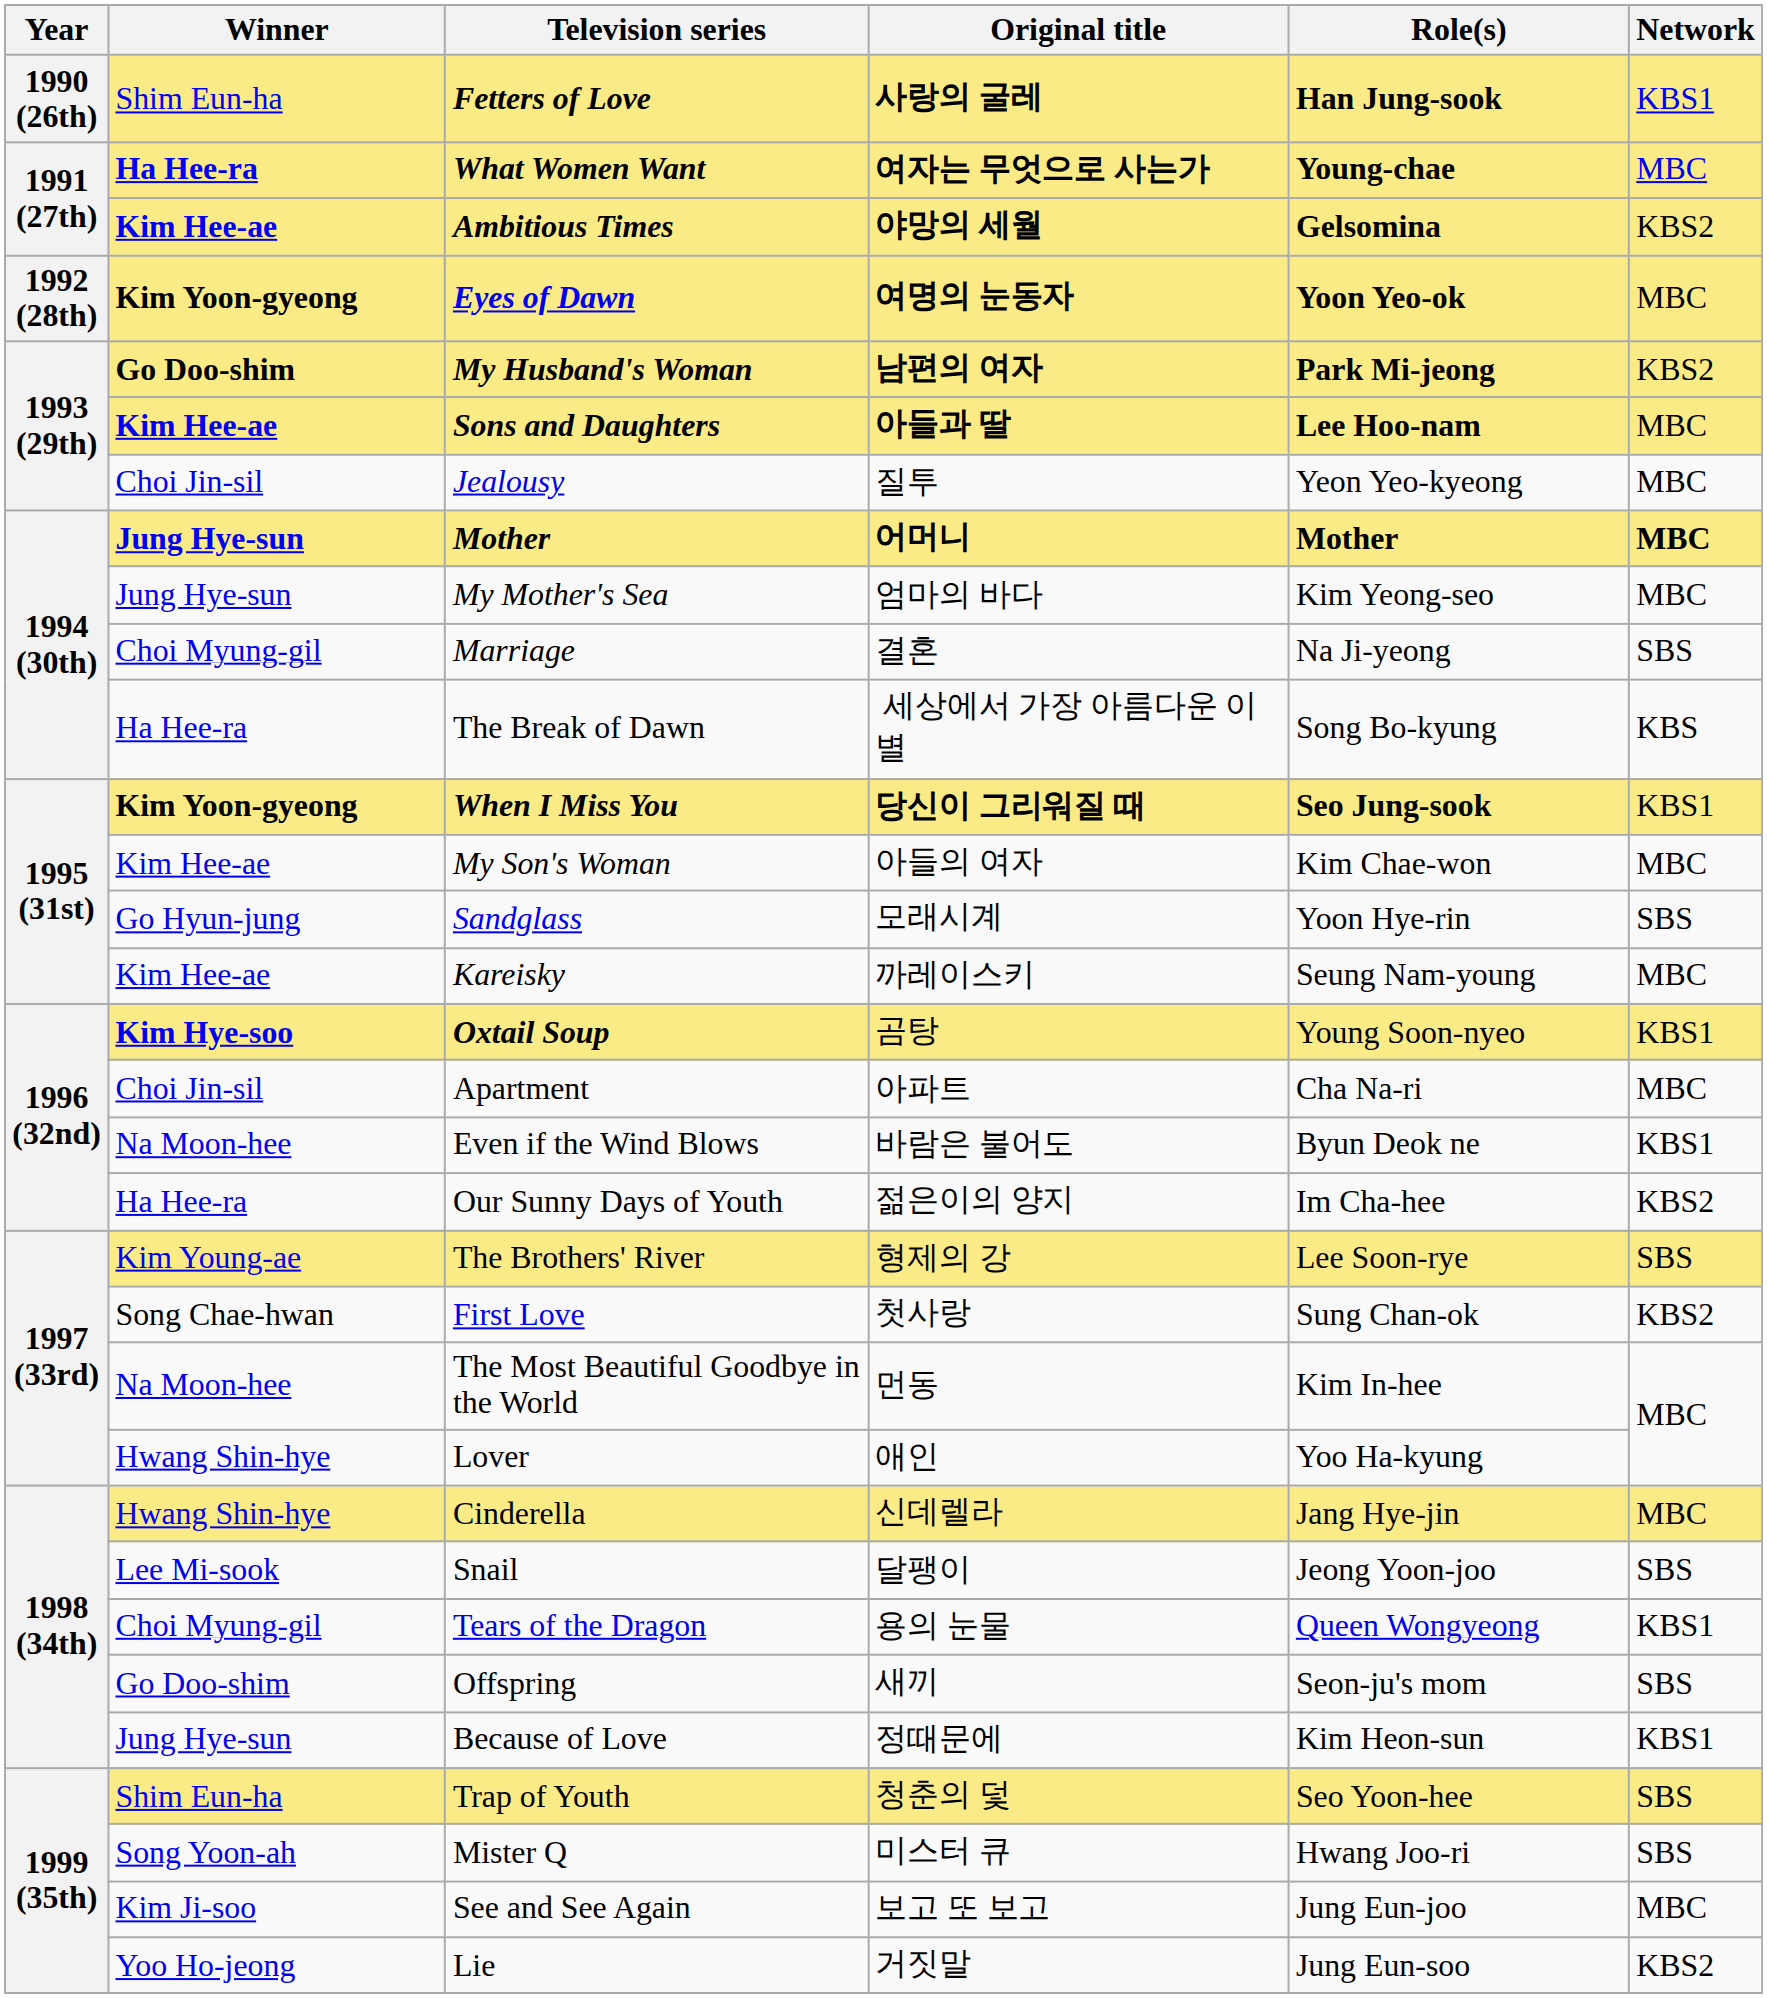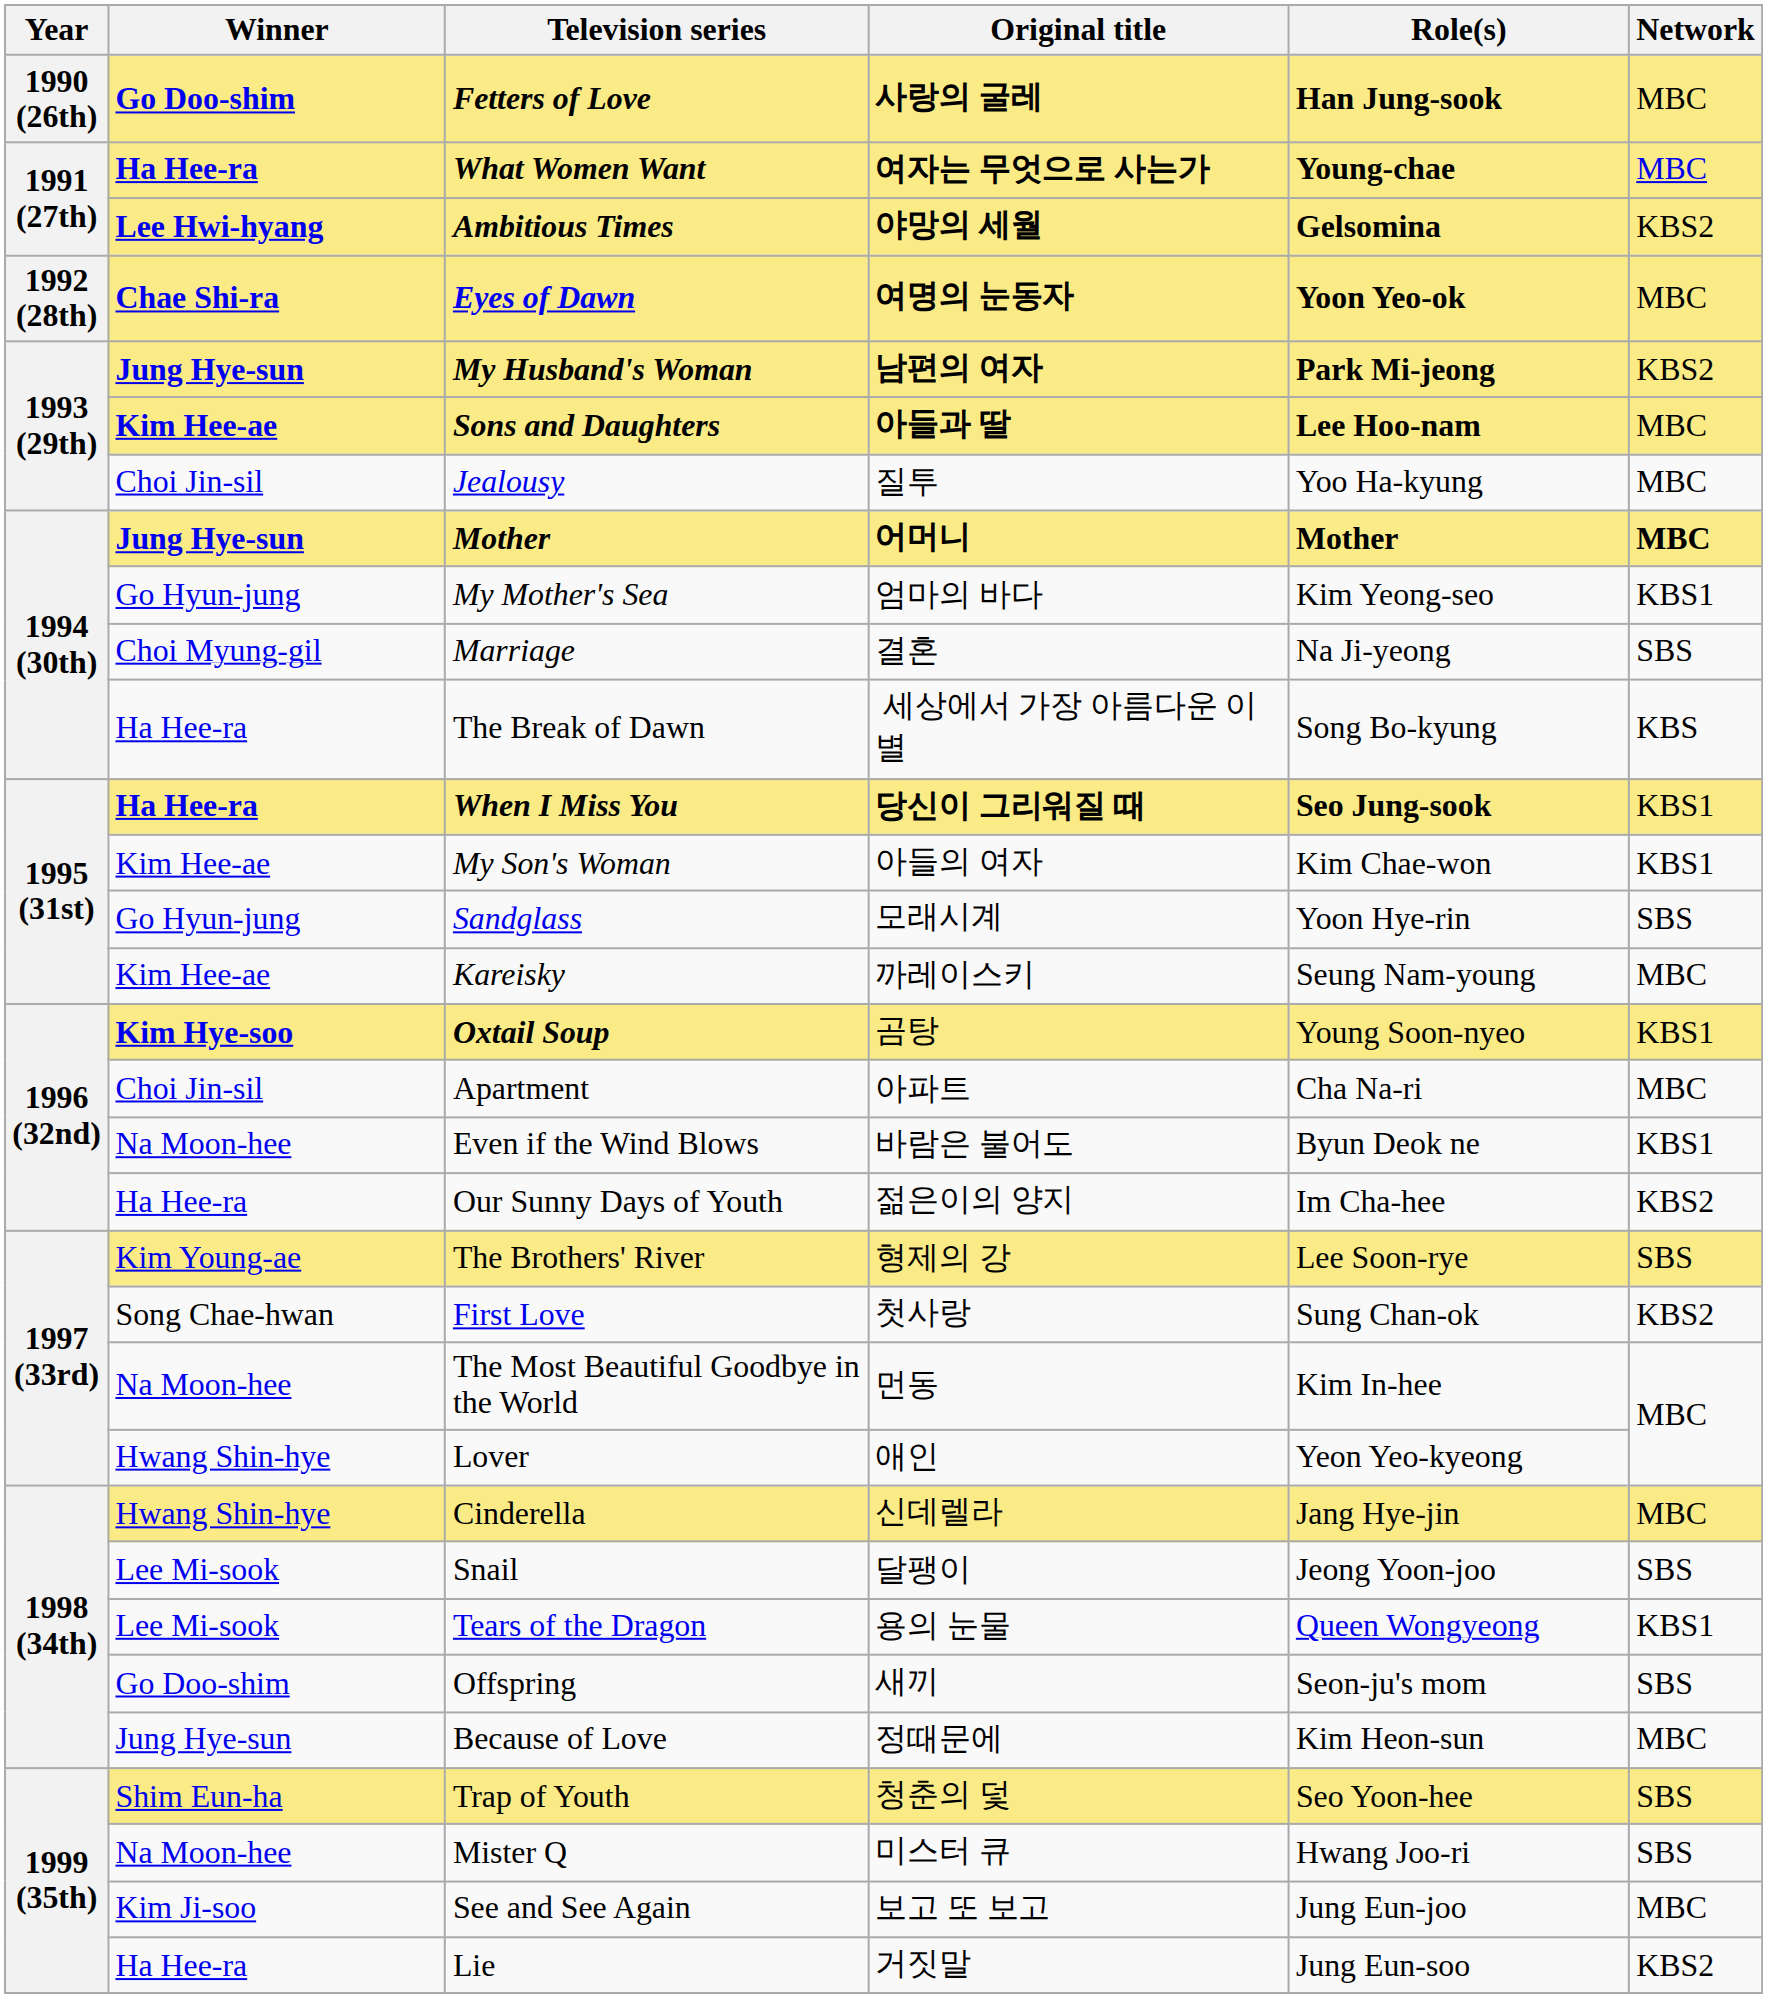(199, 98) Shim Eun-ha -> (205, 98) Go Doo-shim
(1675, 98) KBS1 -> (1672, 98) MBC
(196, 226) Kim Hee-ae -> (219, 226) Lee Hwi-hyang
(237, 297) Kim Yoon-gyeong -> (197, 297) Chae Shi-ra
(205, 368) Go Doo-shim -> (210, 368) Jung Hye-sun
(1409, 481) Yeon Yeo-kyeong -> (1389, 481) Yoo Ha-kyung
(203, 594) Jung Hye-sun -> (208, 594) Go Hyun-jung
(1672, 594) MBC -> (1675, 594) KBS1
(237, 805) Kim Yoon-gyeong -> (187, 805) Ha Hee-ra
(1672, 862) MBC -> (1675, 862) KBS1
(1389, 1456) Yoo Ha-kyung -> (1409, 1456) Yeon Yeo-kyeong
(219, 1626) Choi Myung-gil -> (197, 1626) Lee Mi-sook
(1675, 1739) KBS1 -> (1672, 1739) MBC
(206, 1852) Song Yoon-ah -> (203, 1852) Na Moon-hee
(205, 1965) Yoo Ho-jeong -> (181, 1965) Ha Hee-ra
